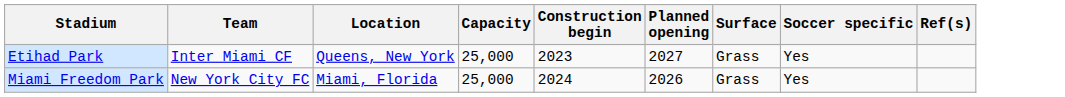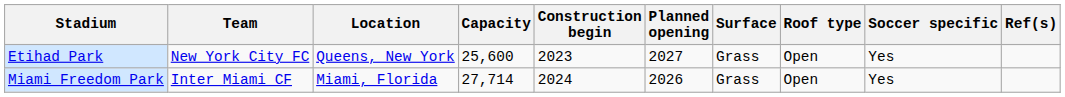+ column: (822, 25)
(231, 56) Inter Miami CF -> (240, 56) New York City FC
(488, 56) 25,000 -> (488, 56) 25,600
(240, 80) New York City FC -> (231, 80) Inter Miami CF
(488, 80) 25,000 -> (488, 80) 27,714
